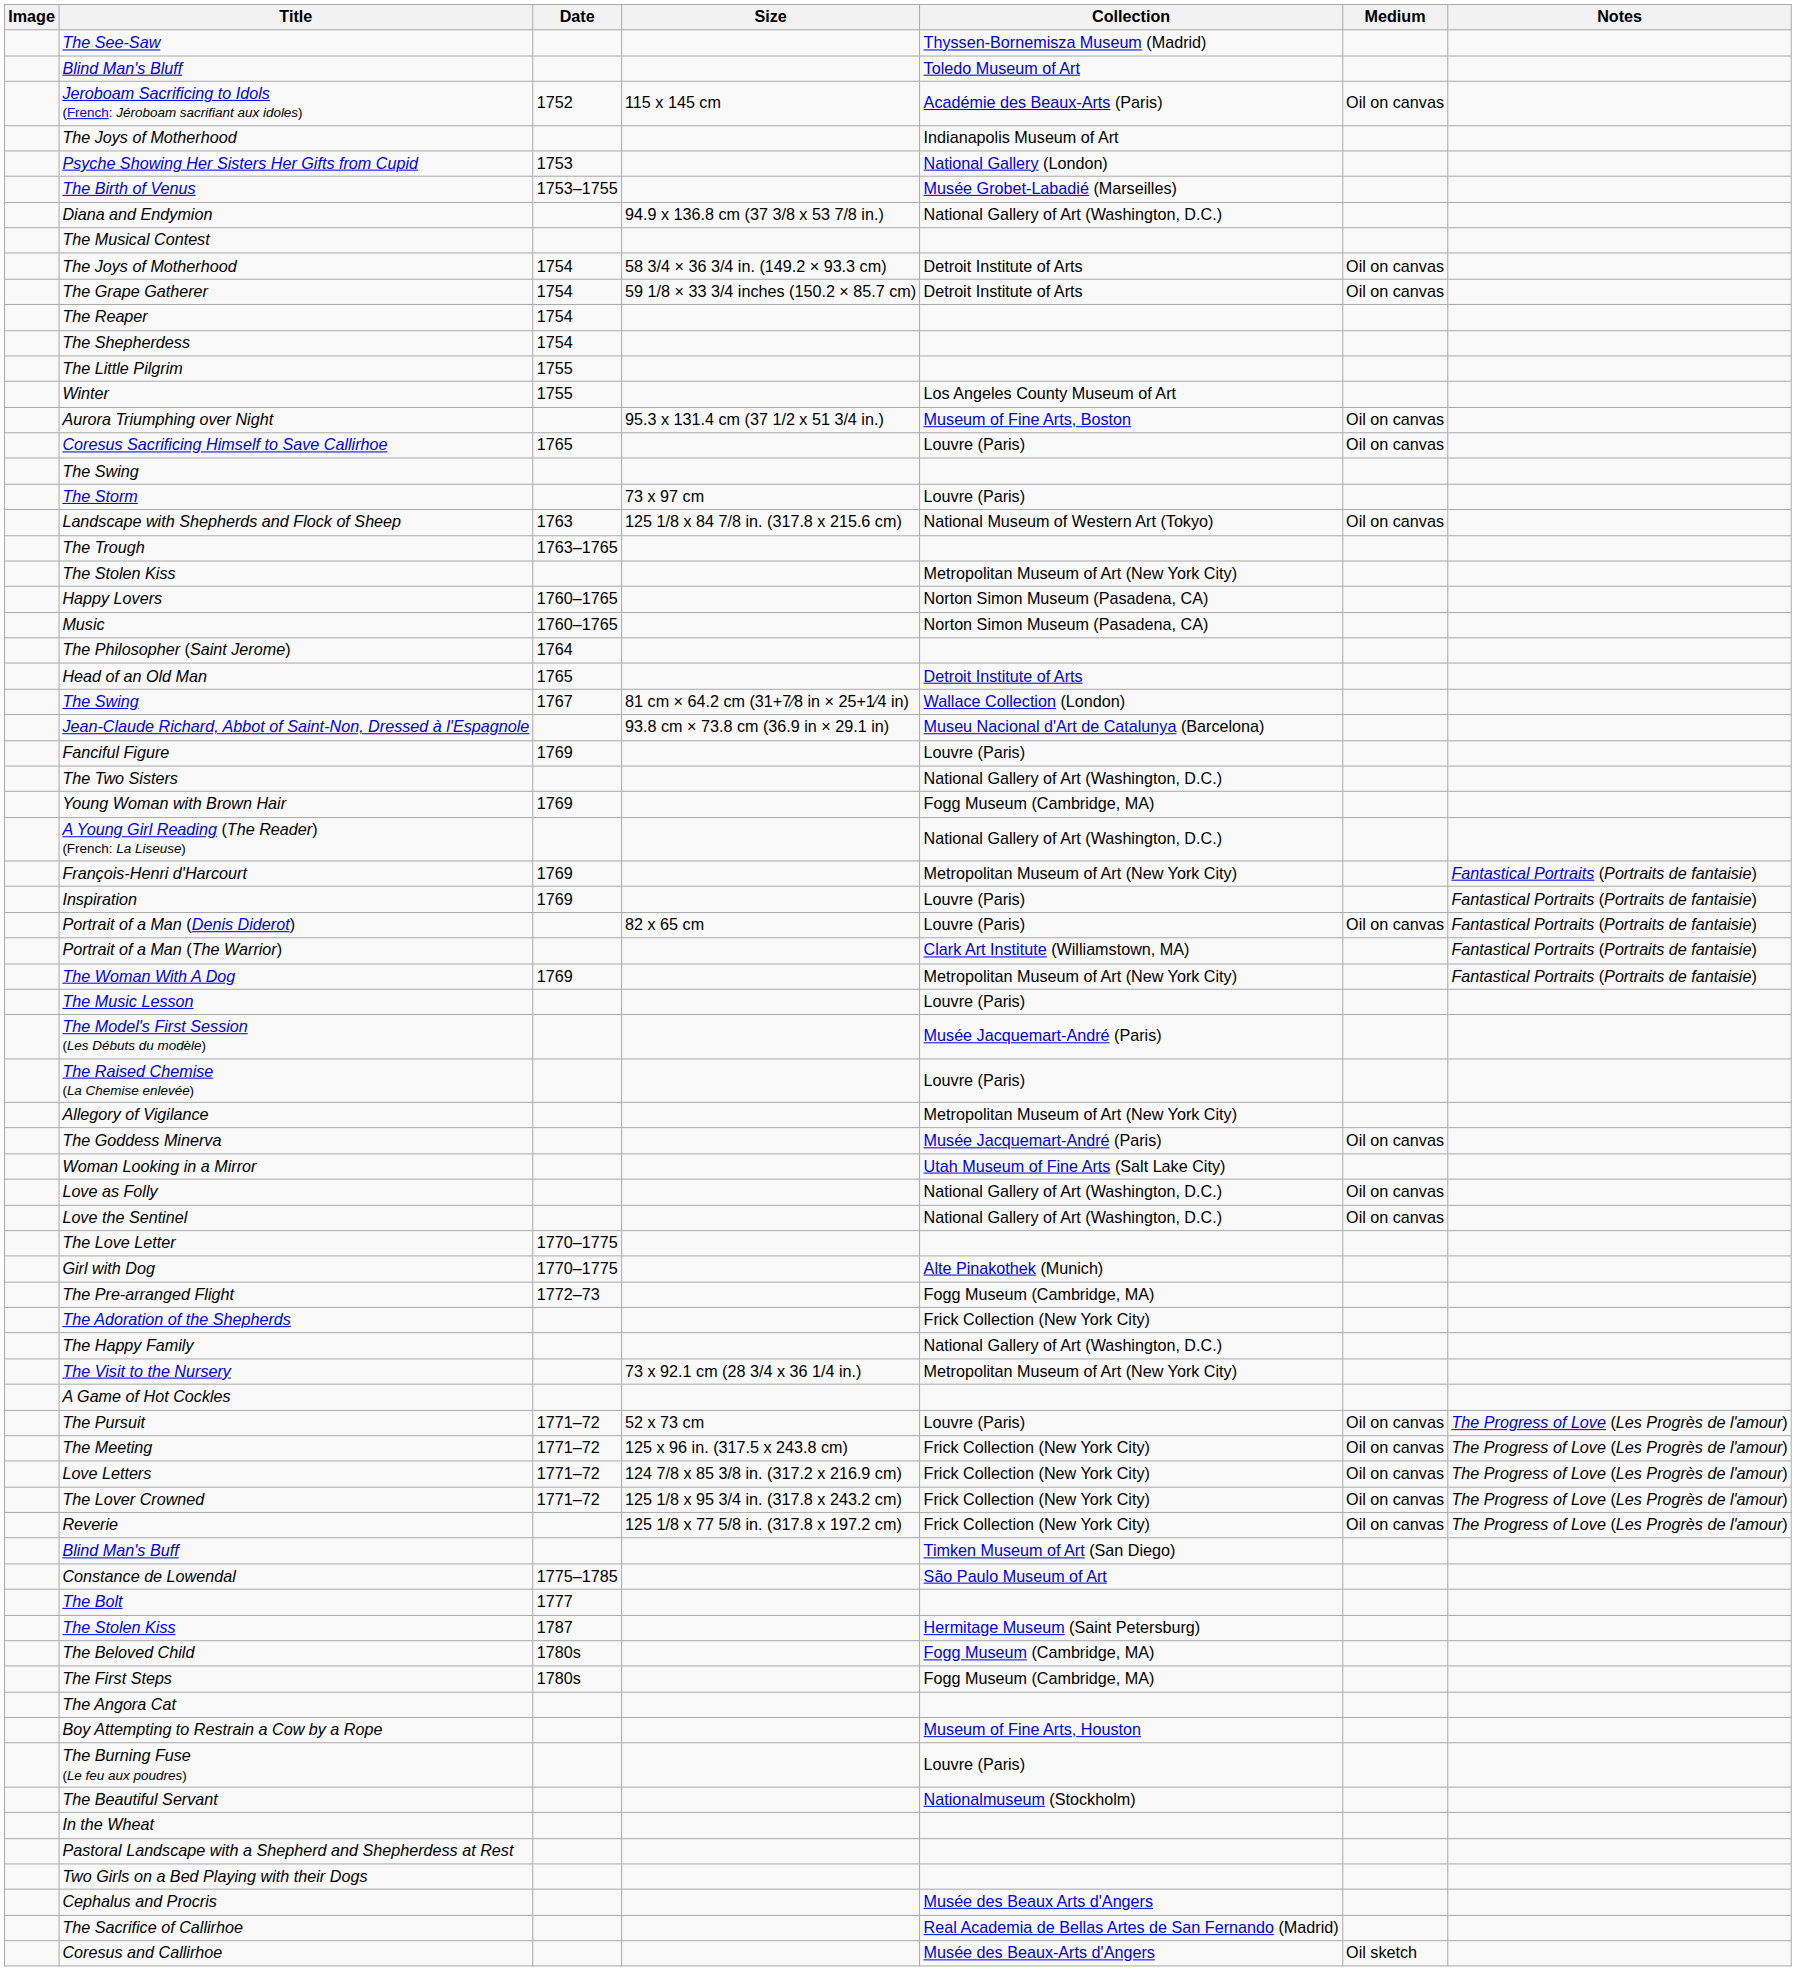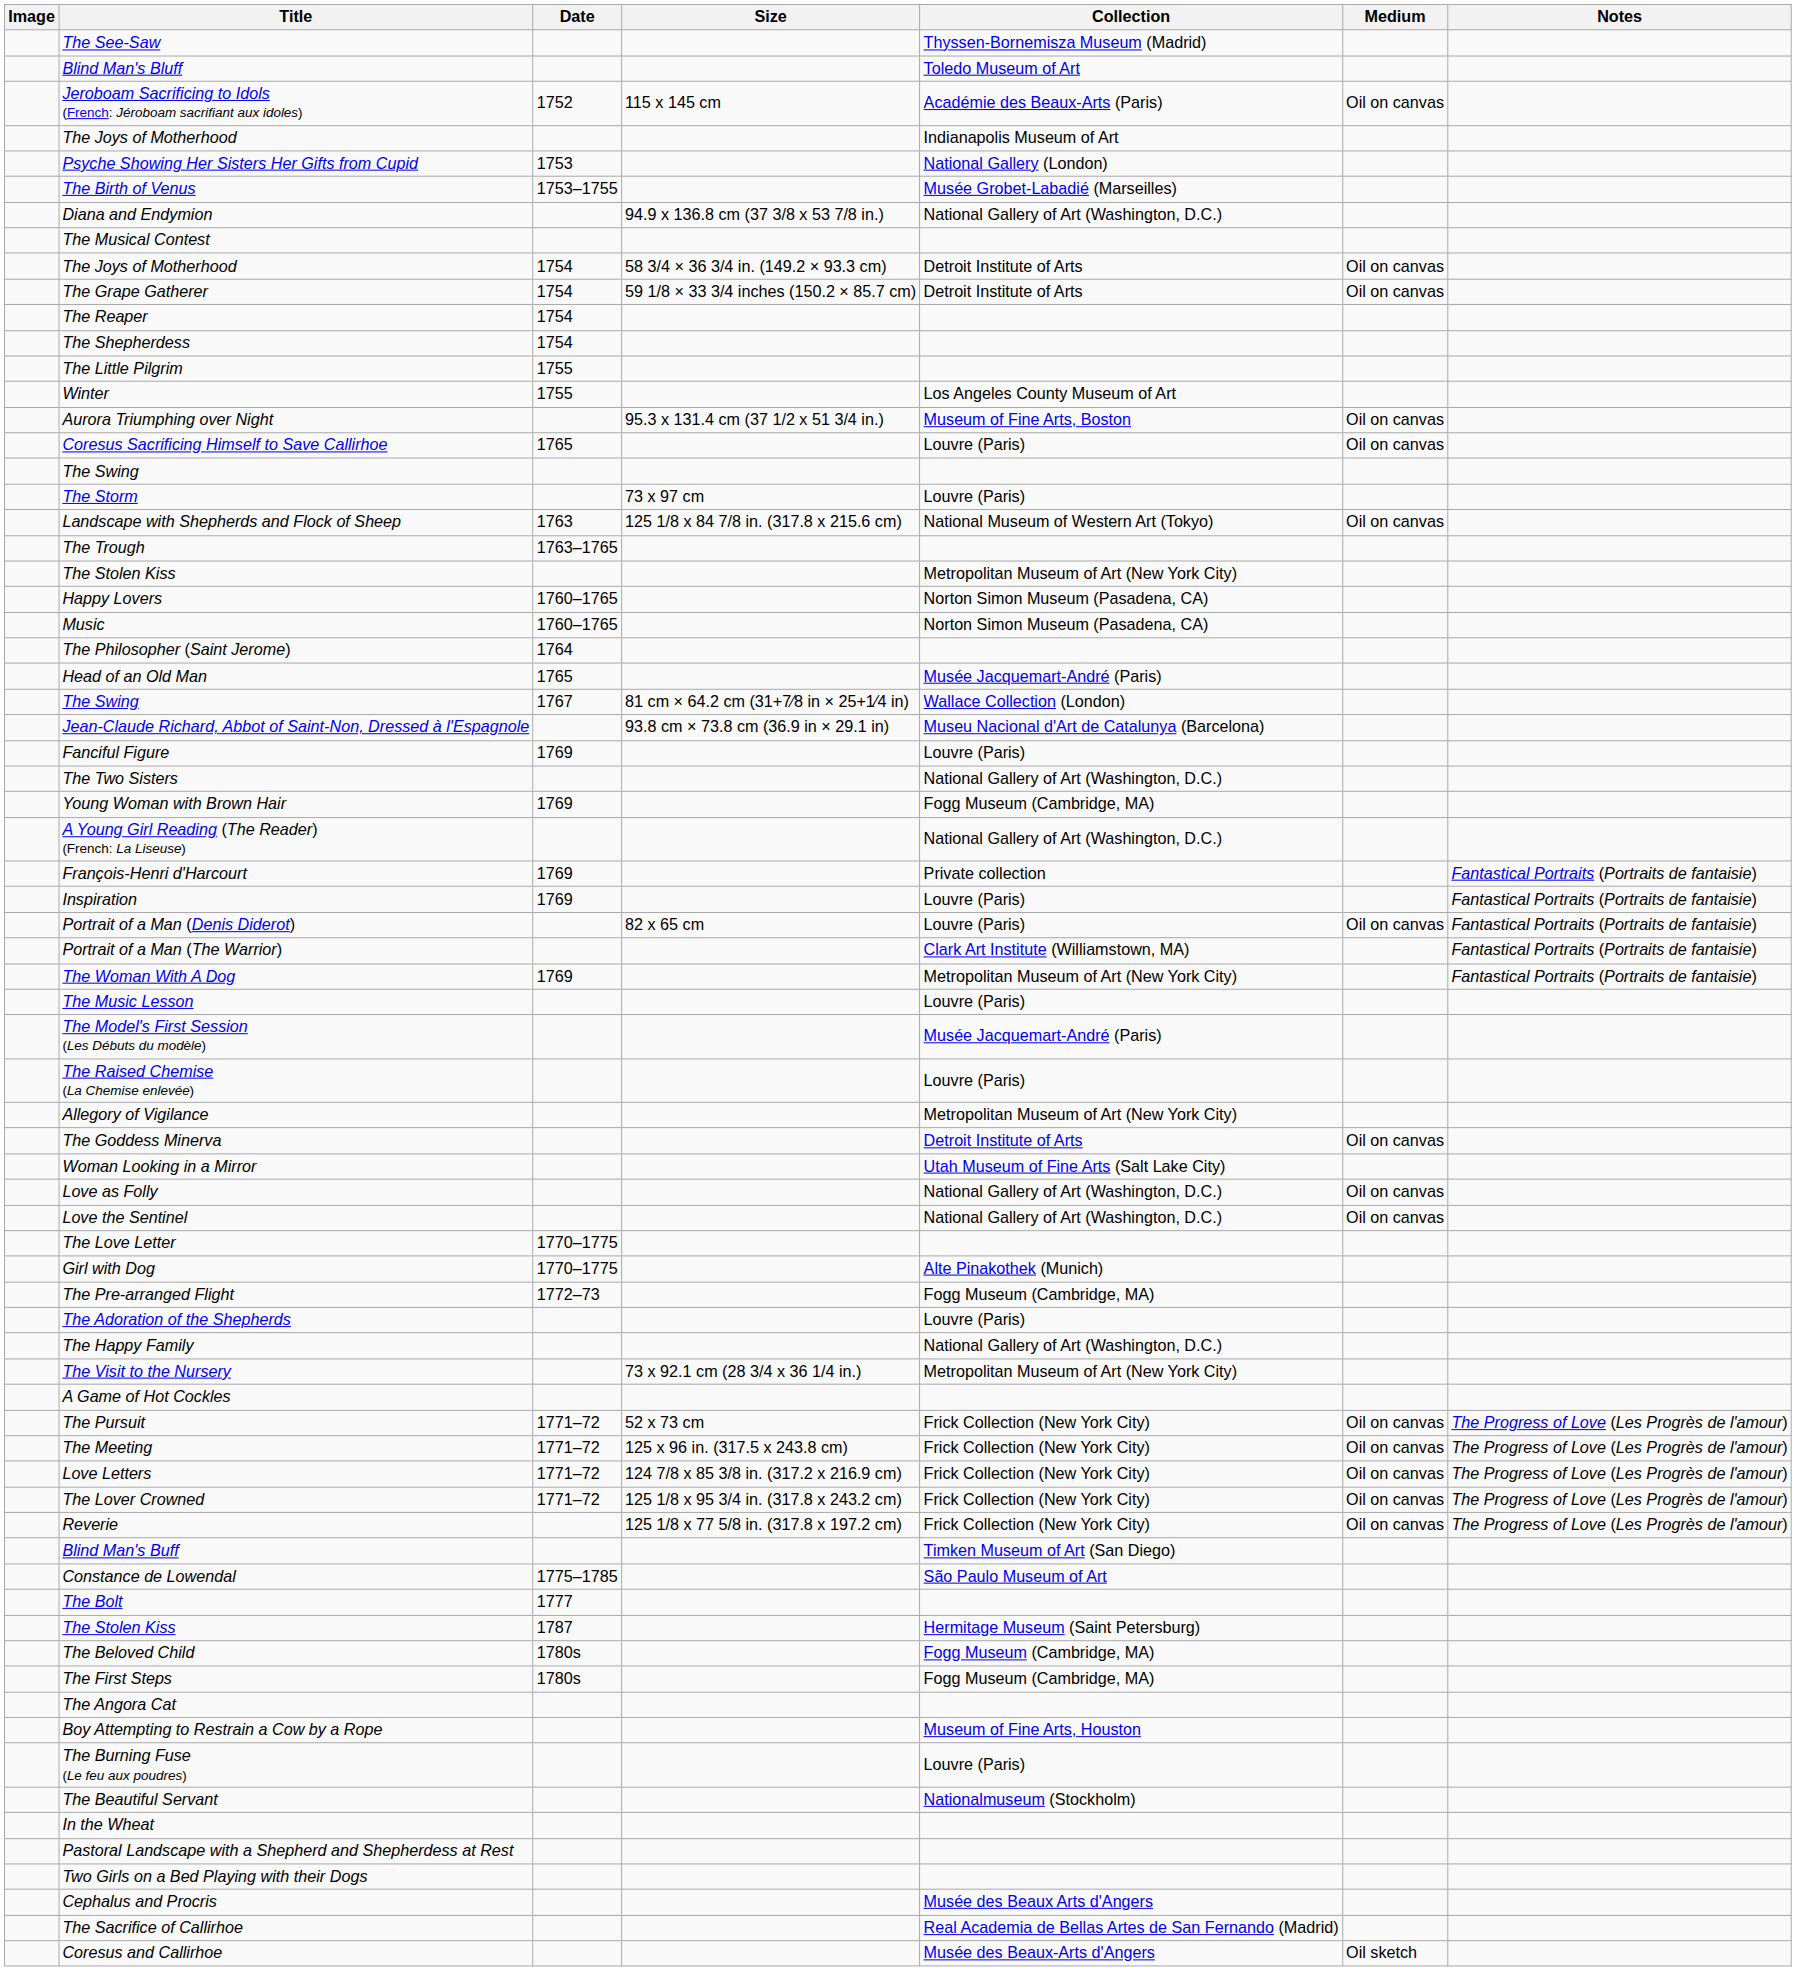(1003, 676) Detroit Institute of Arts -> (1043, 676) Musée Jacquemart-André (Paris)
(1080, 873) Metropolitan Museum of Art (New York City) -> (985, 873) Private collection
(1043, 1140) Musée Jacquemart-André (Paris) -> (1003, 1140) Detroit Institute of Arts
(1037, 1320) Frick Collection (New York City) -> (974, 1320) Louvre (Paris)
(974, 1422) Louvre (Paris) -> (1037, 1422) Frick Collection (New York City)
